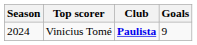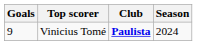columns swapped: (24, 13) <-> (175, 13)
